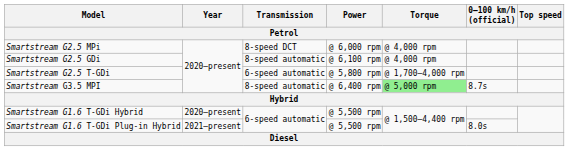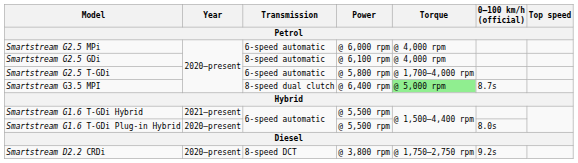(271, 46) 8-speed DCT -> (285, 46) 6-speed automatic
(285, 86) 8-speed automatic -> (290, 86) 8-speed dual clutch
(213, 112) 2020–present -> (213, 112) 2021–present
(213, 125) 2021–present -> (213, 125) 2020–present
+ row: (56, 152)
